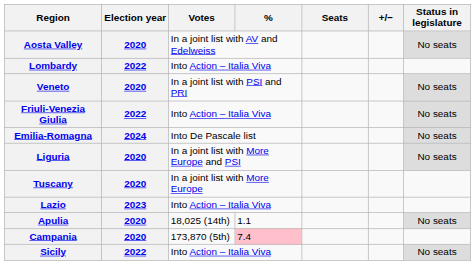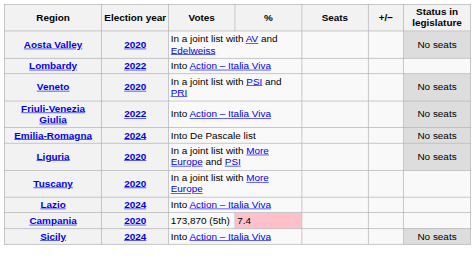(135, 205) 2023 -> (135, 205) 2024
- row: (53, 220)
(135, 252) 2022 -> (135, 236) 2024
